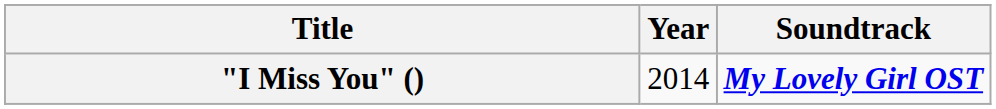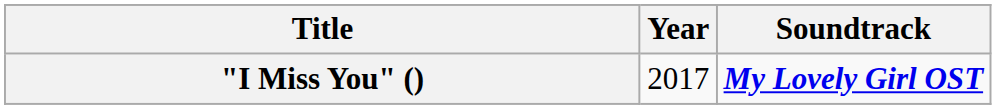(678, 78) 2014 -> (678, 78) 2017
